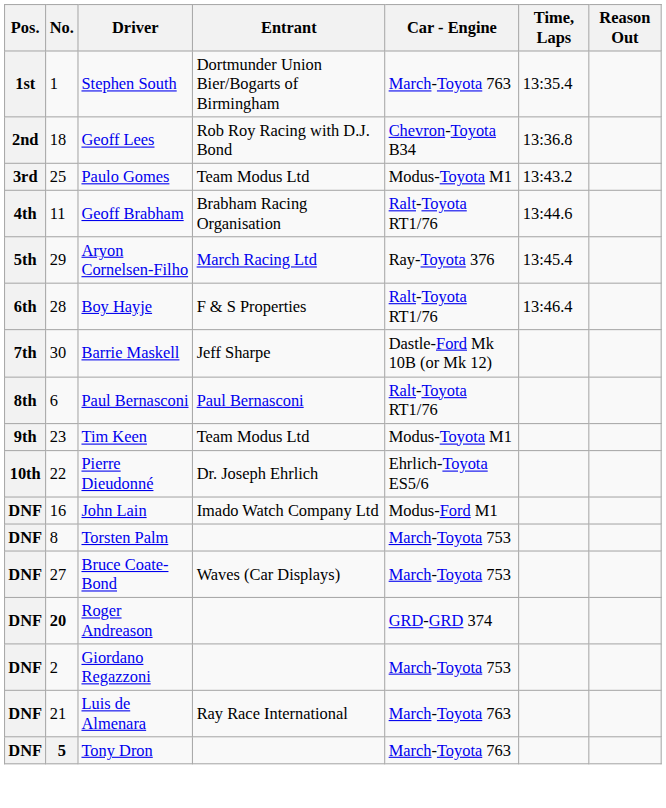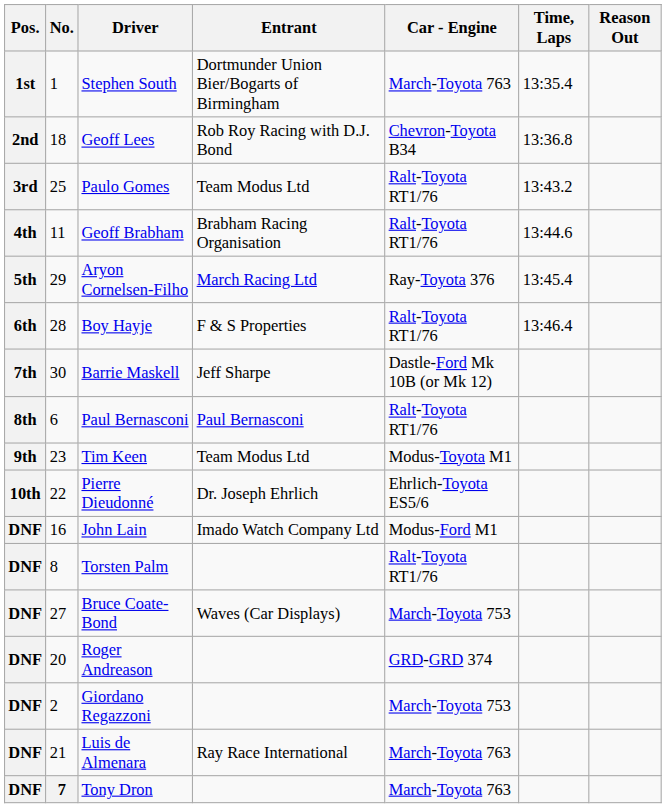(450, 177) Modus-Toyota M1 -> (428, 186) Ralt-Toyota RT1/76
(450, 537) March-Toyota 753 -> (428, 566) Ralt-Toyota RT1/76
(58, 620) bold -> (58, 659) normal
(62, 750) 5 -> (62, 789) 7
